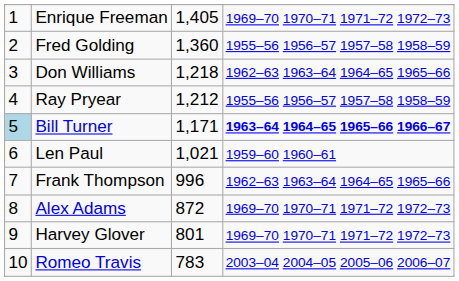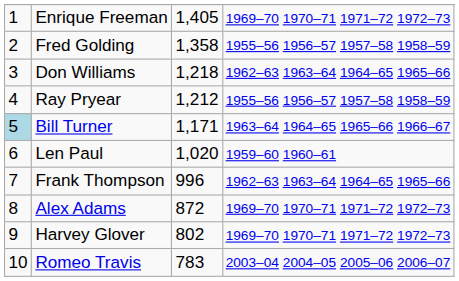(197, 45) 1,360 -> (197, 45) 1,358
(338, 127) bold -> (338, 127) normal
(197, 153) 1,021 -> (197, 153) 1,020
(190, 235) 801 -> (190, 235) 802
